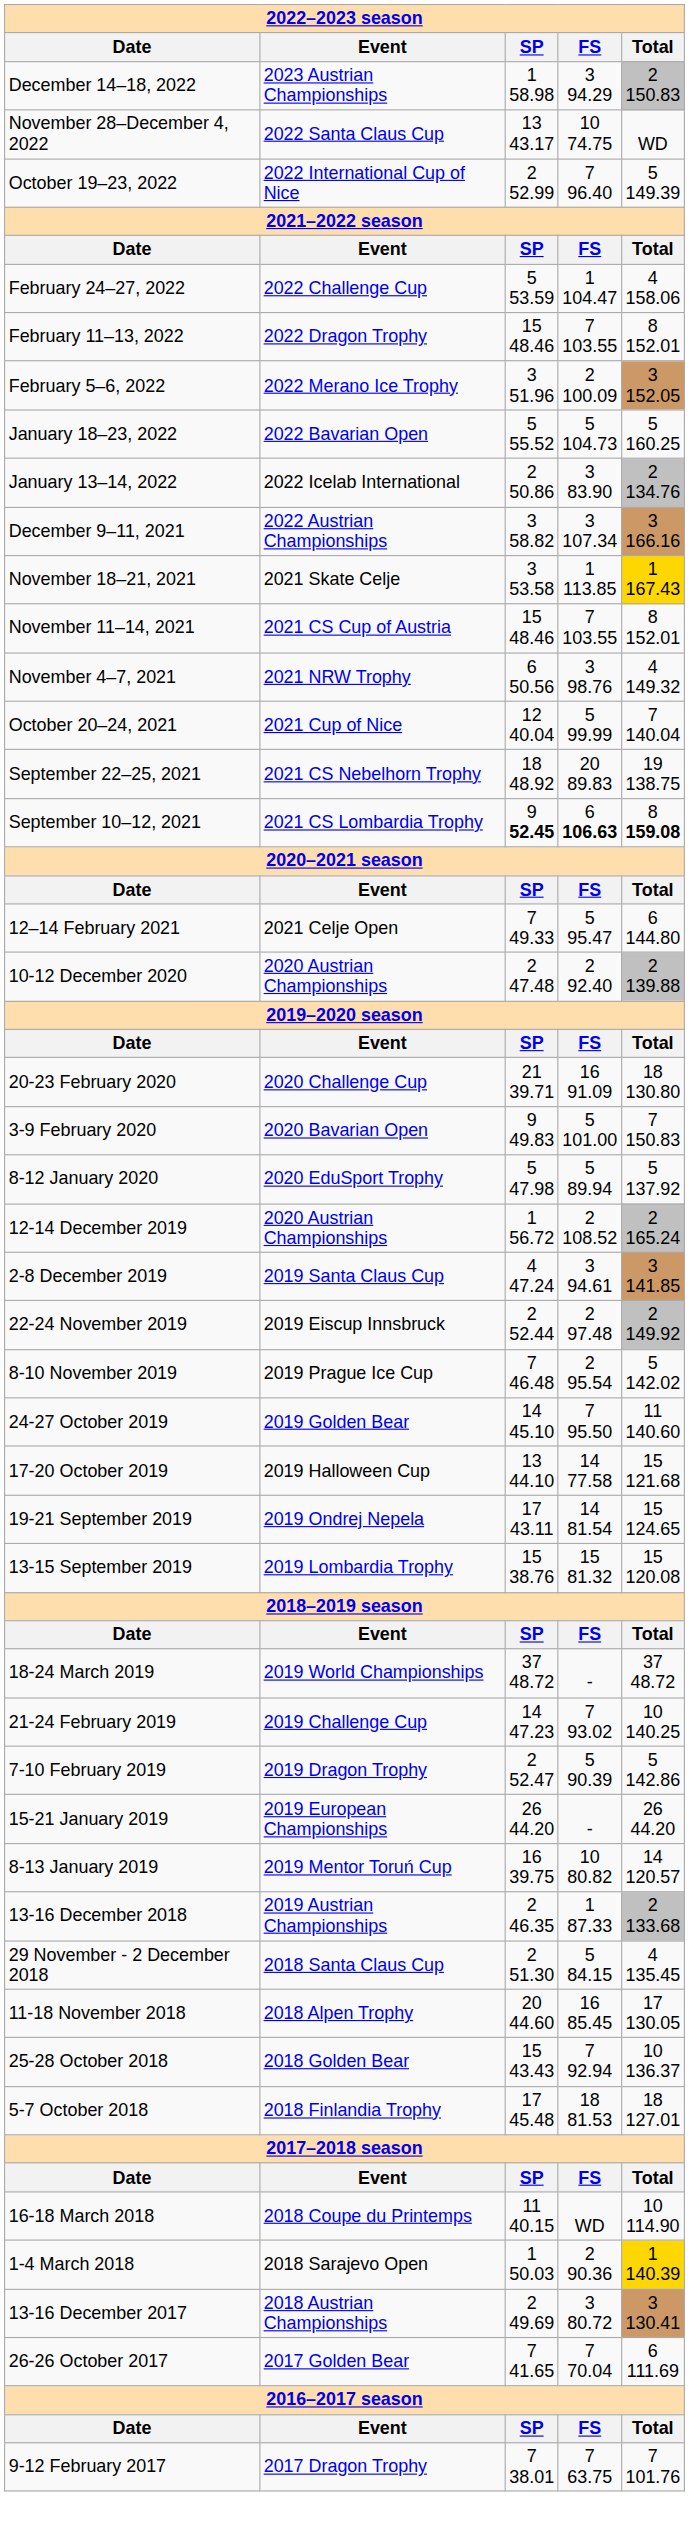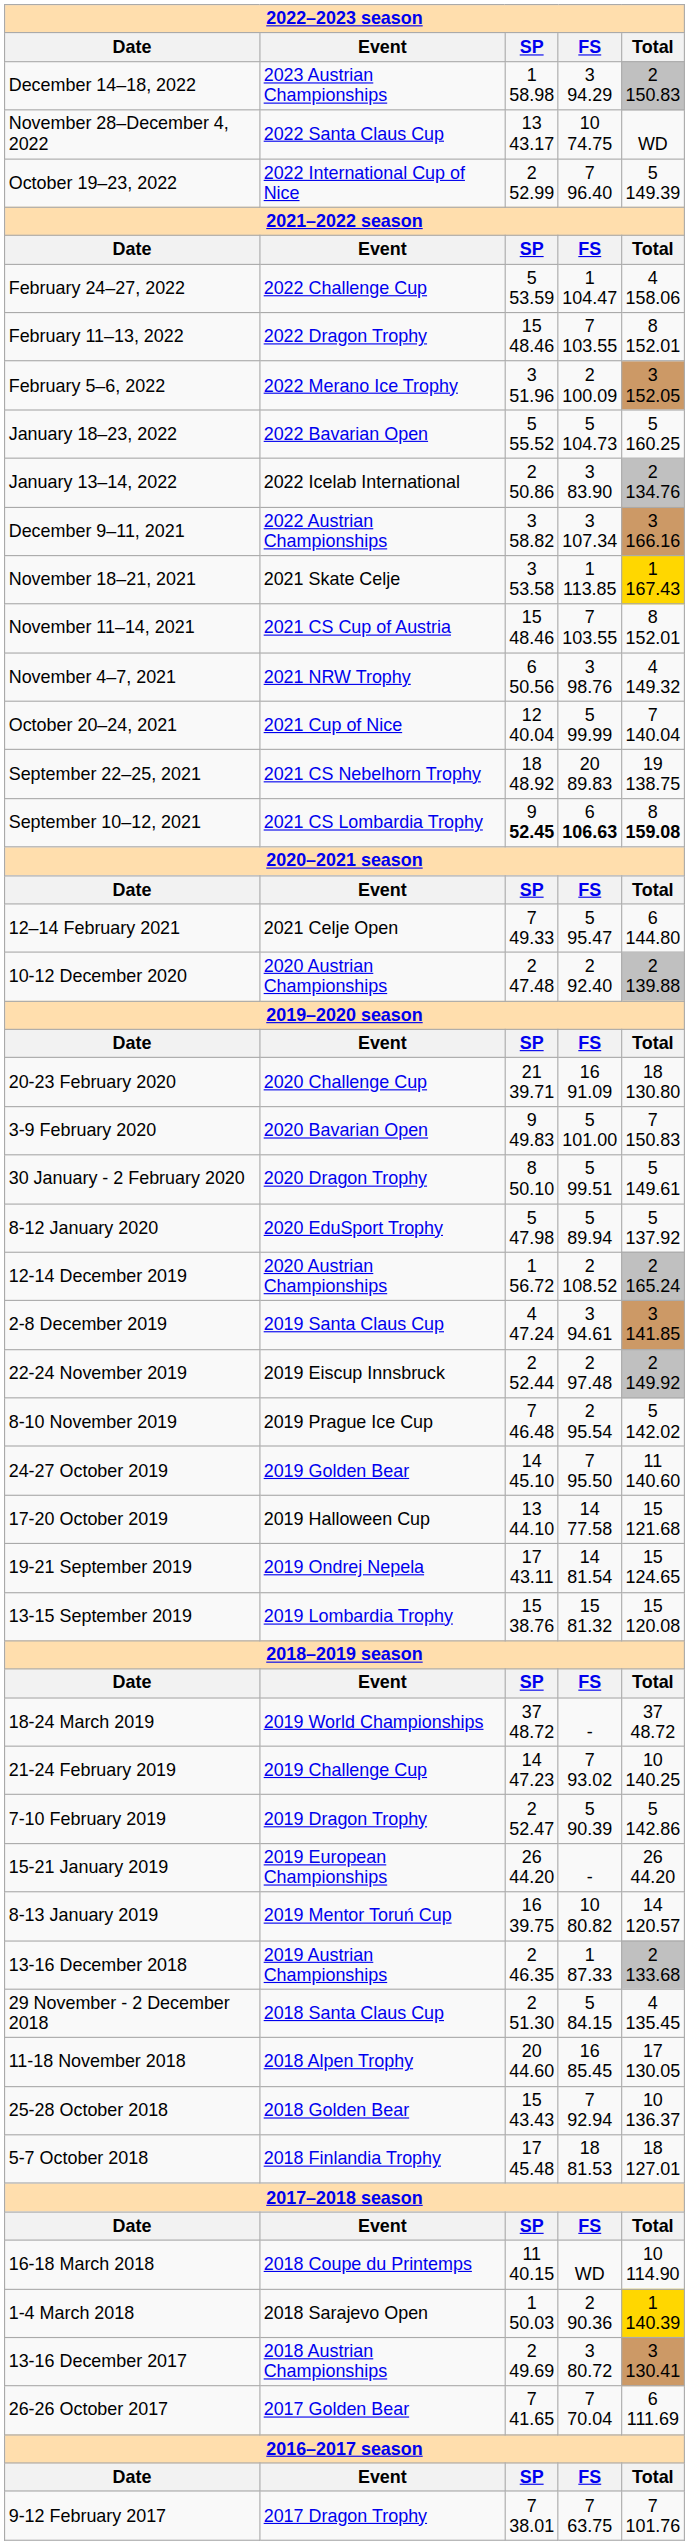+ row: (127, 1179)
